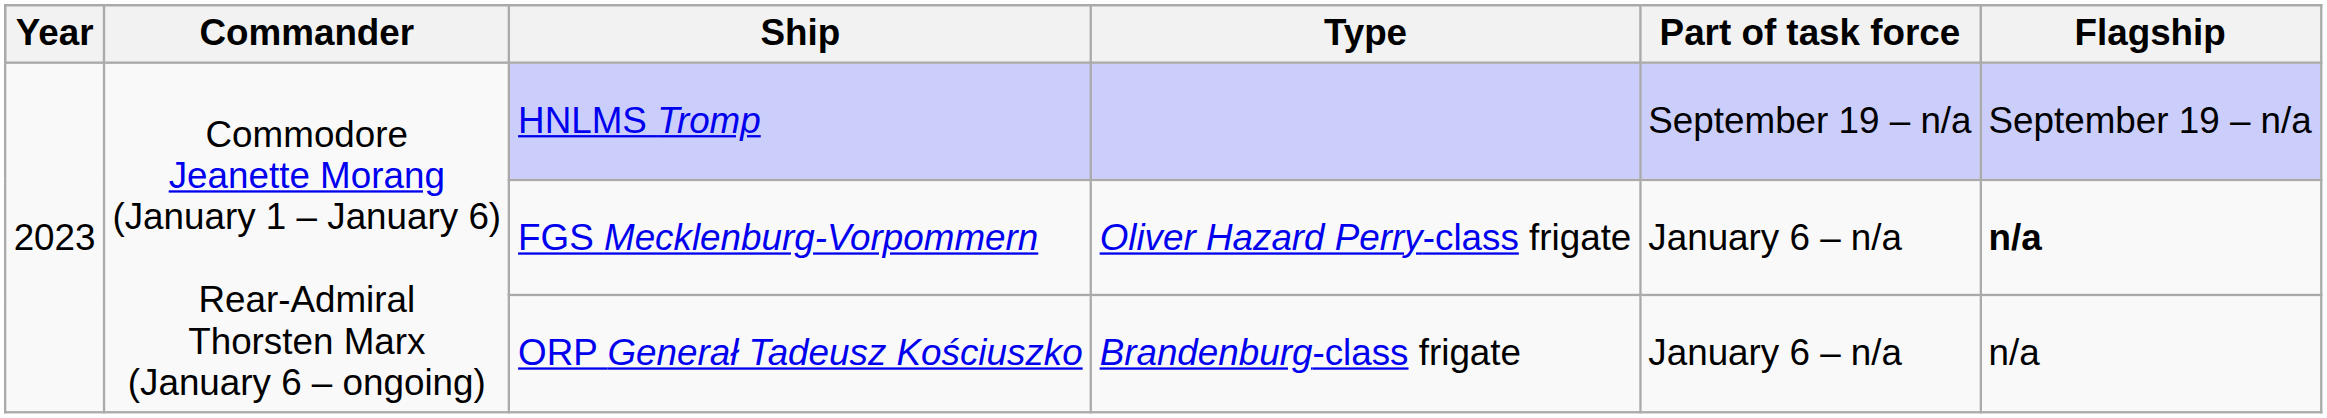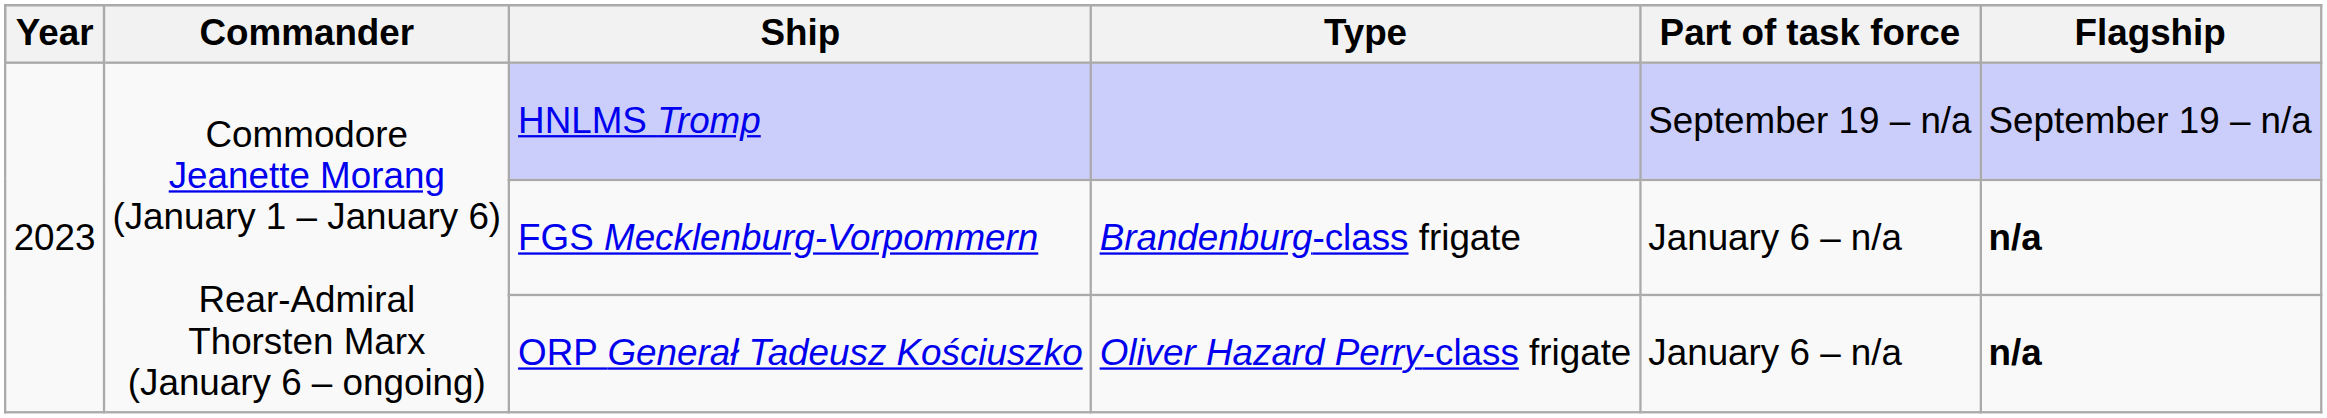(1365, 236) Oliver Hazard Perry-class frigate -> (1310, 236) Brandenburg-class frigate
(1310, 352) Brandenburg-class frigate -> (1365, 352) Oliver Hazard Perry-class frigate
(2014, 352) normal -> (2015, 352) bold
